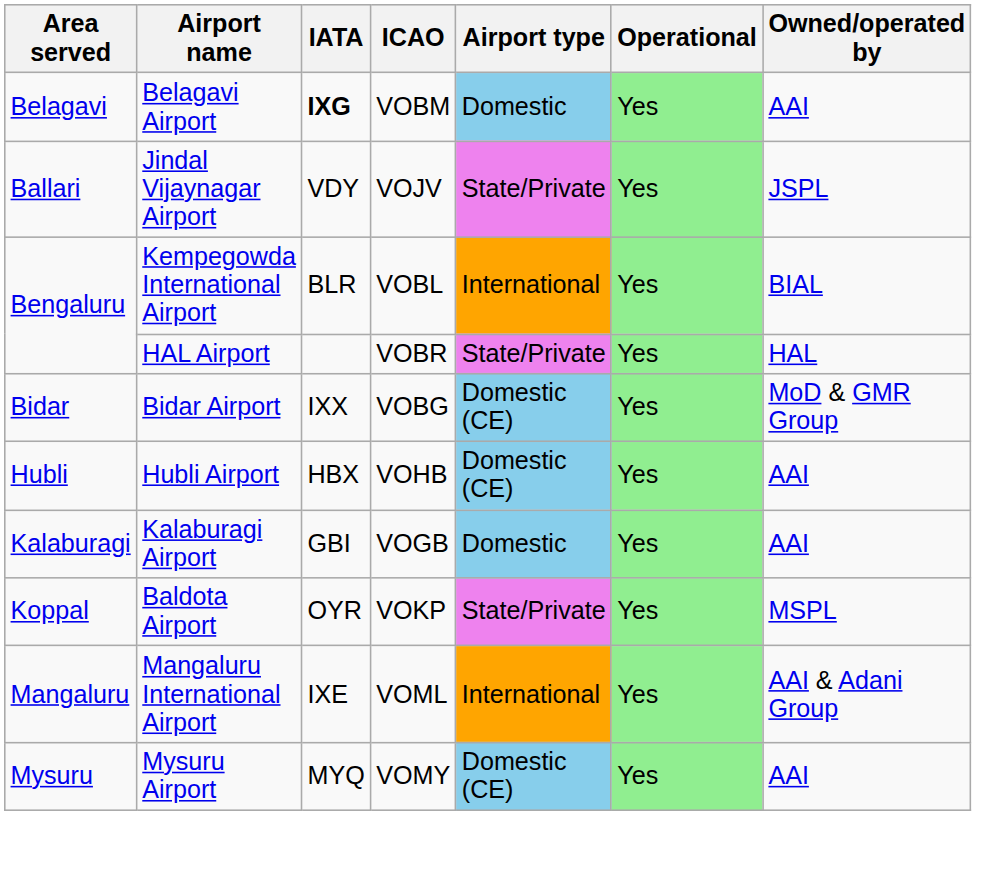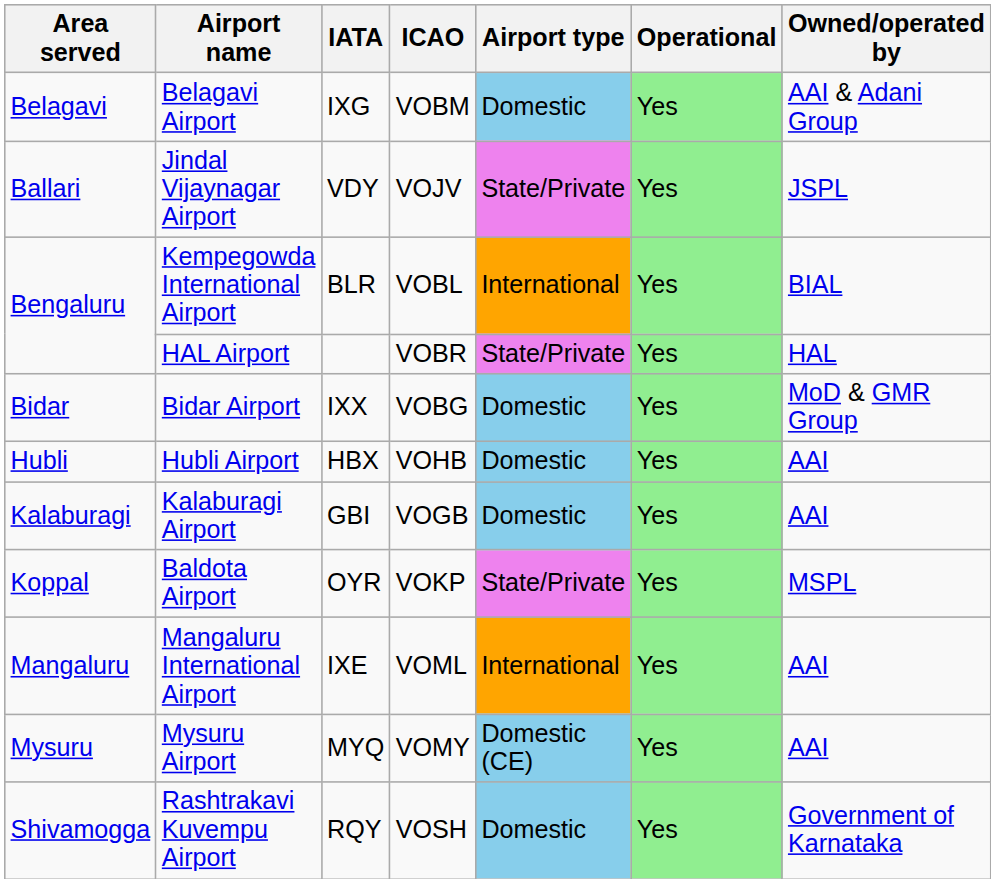(329, 106) bold -> (349, 106) normal
(789, 106) AAI -> (855, 106) AAI & Adani Group
(514, 407) Domestic (CE) -> (534, 407) Domestic
(514, 475) Domestic (CE) -> (534, 461) Domestic
(835, 693) AAI & Adani Group -> (808, 665) AAI
+ row: (228, 830)
